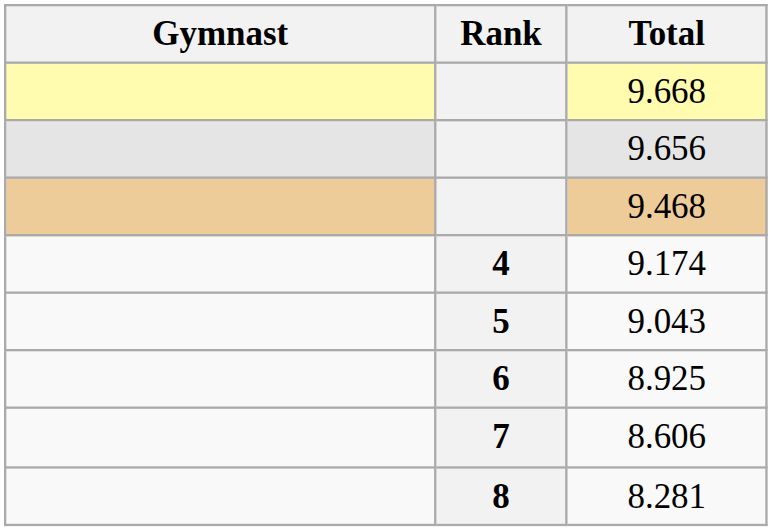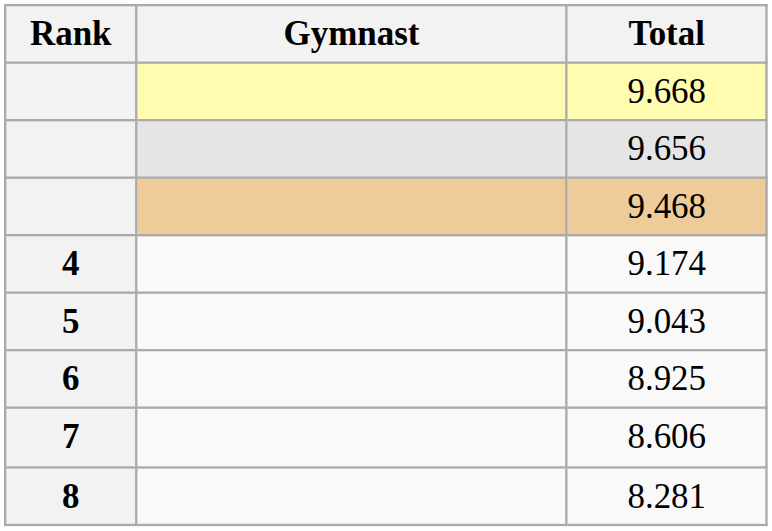columns swapped: (501, 33) <-> (220, 33)
